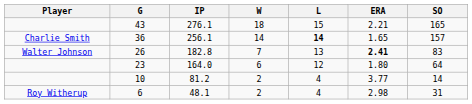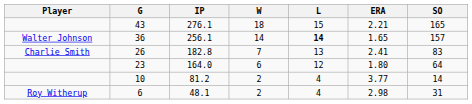(57, 38) Charlie Smith -> (57, 38) Walter Johnson
(57, 52) Walter Johnson -> (57, 52) Charlie Smith
(378, 52) bold -> (378, 52) normal
